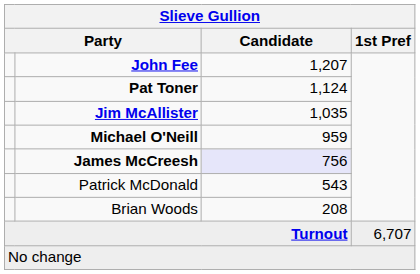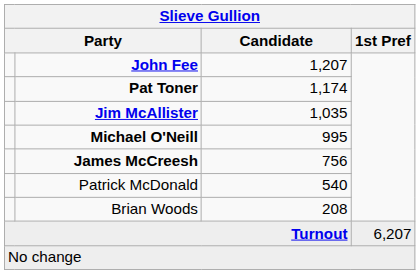(328, 88) 1,124 -> (328, 88) 1,174
(335, 137) 959 -> (335, 137) 995
(335, 161) lavender background -> (335, 161) no background
(335, 185) 543 -> (335, 185) 540
(392, 233) 6,707 -> (392, 233) 6,207
